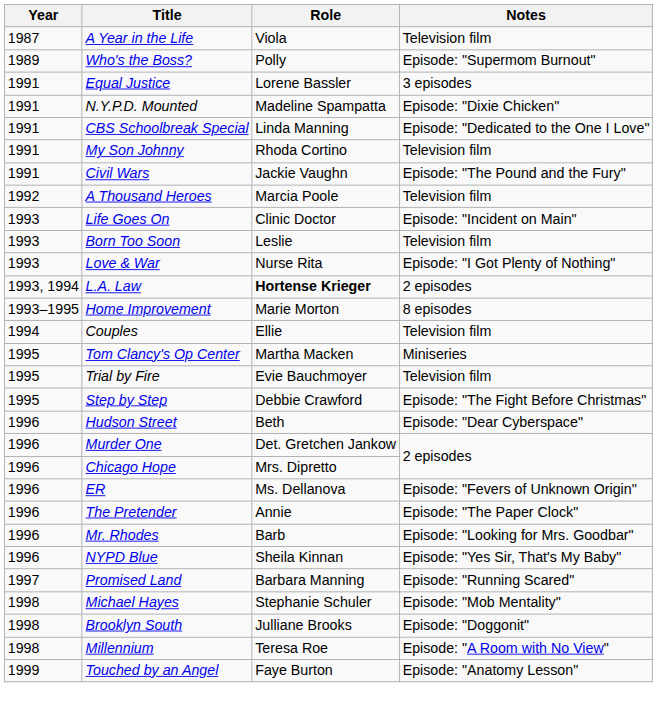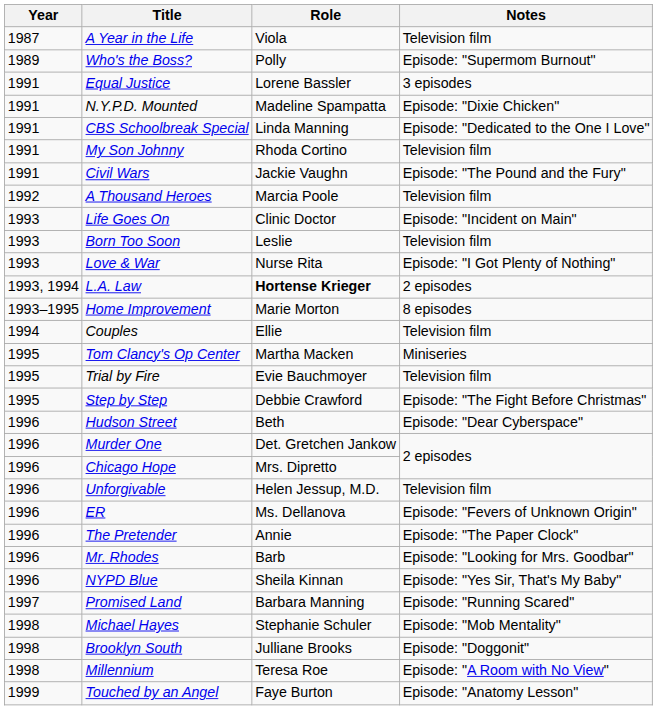+ row: (126, 490)
